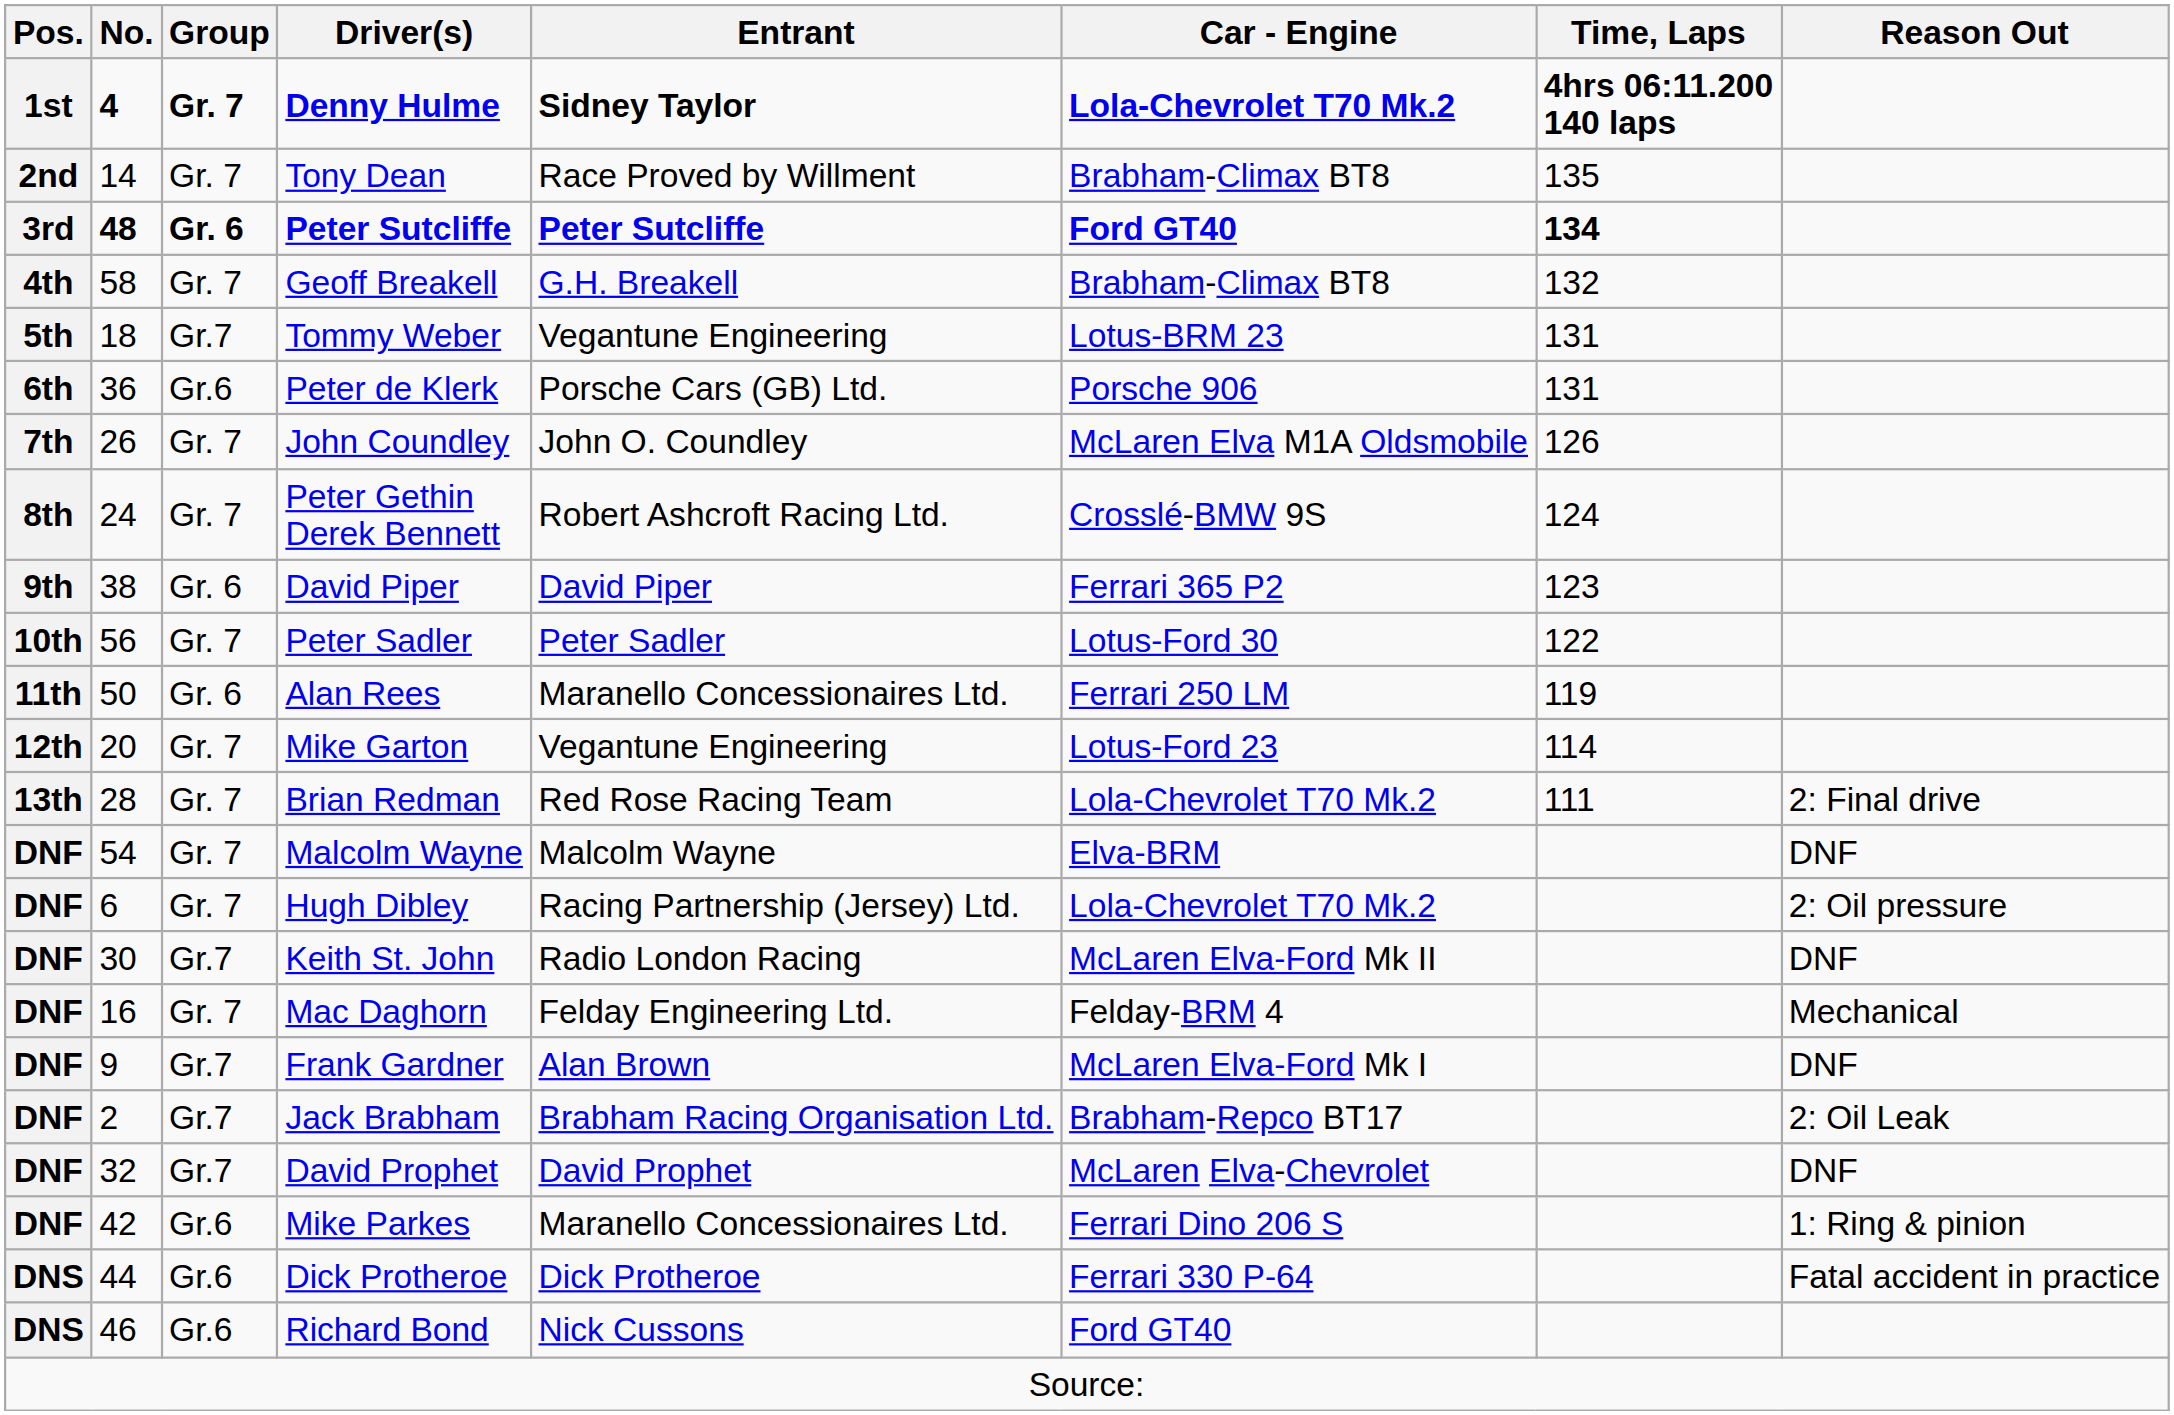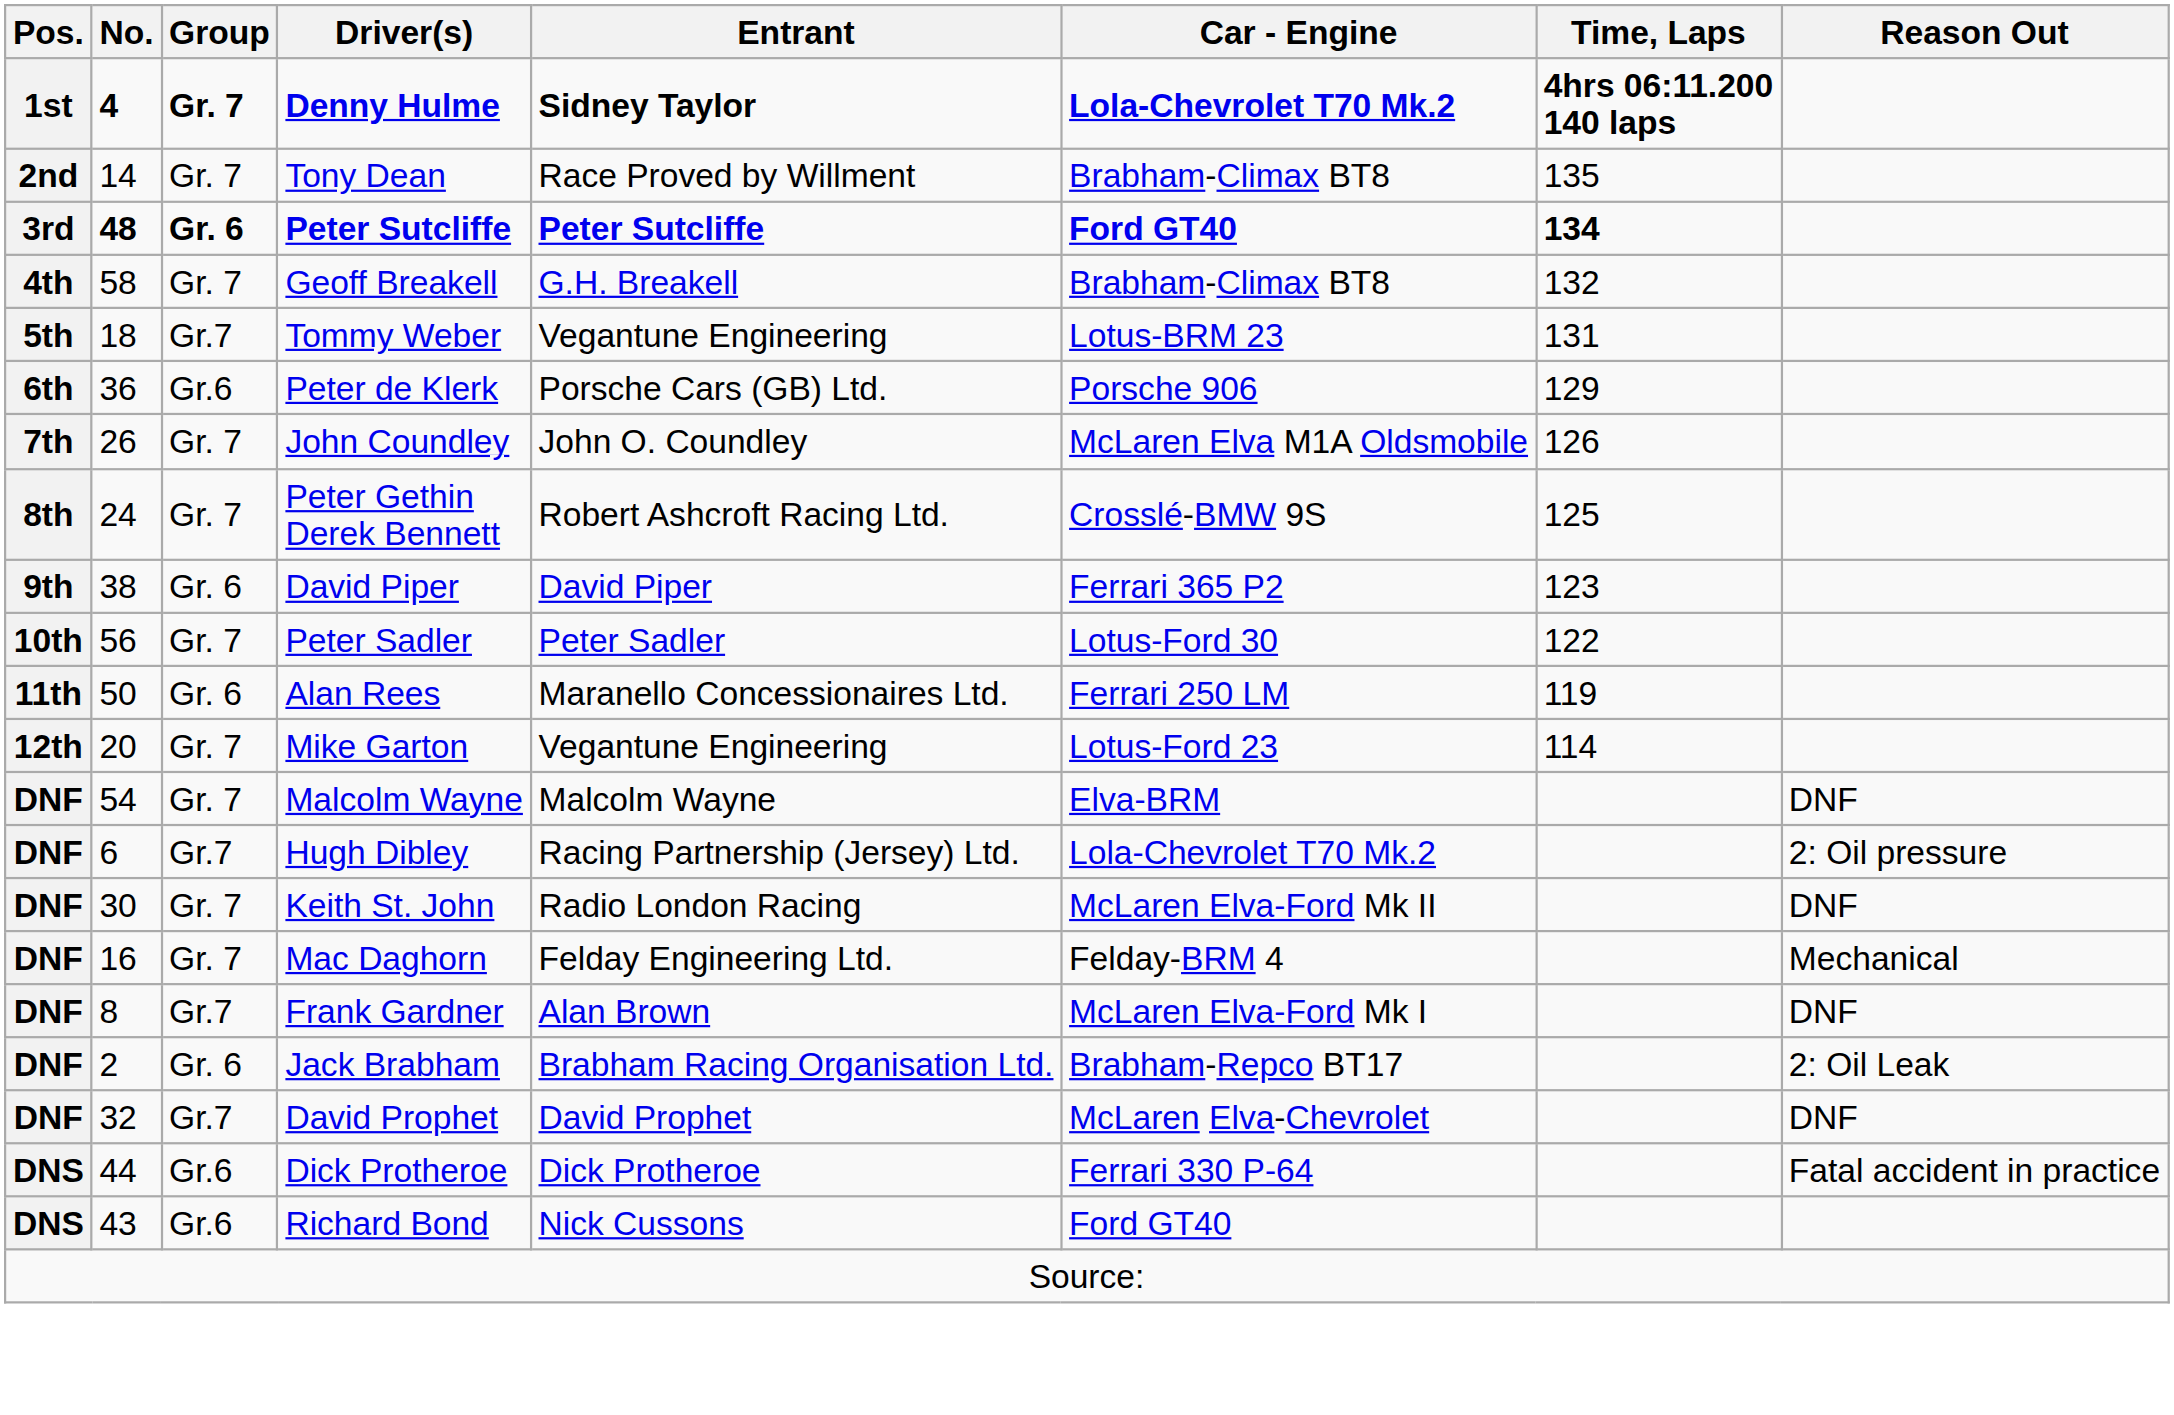(1572, 389) 131 -> (1572, 389) 129
(1572, 514) 124 -> (1572, 514) 125
- row: (393, 798)
(205, 905) Gr. 7 -> (201, 852) Gr.7
(201, 958) Gr.7 -> (205, 905) Gr. 7
(109, 1064) 9 -> (109, 1011) 8
(201, 1117) Gr.7 -> (205, 1064) Gr. 6
- row: (378, 1224)
(118, 1330) 46 -> (118, 1224) 43
